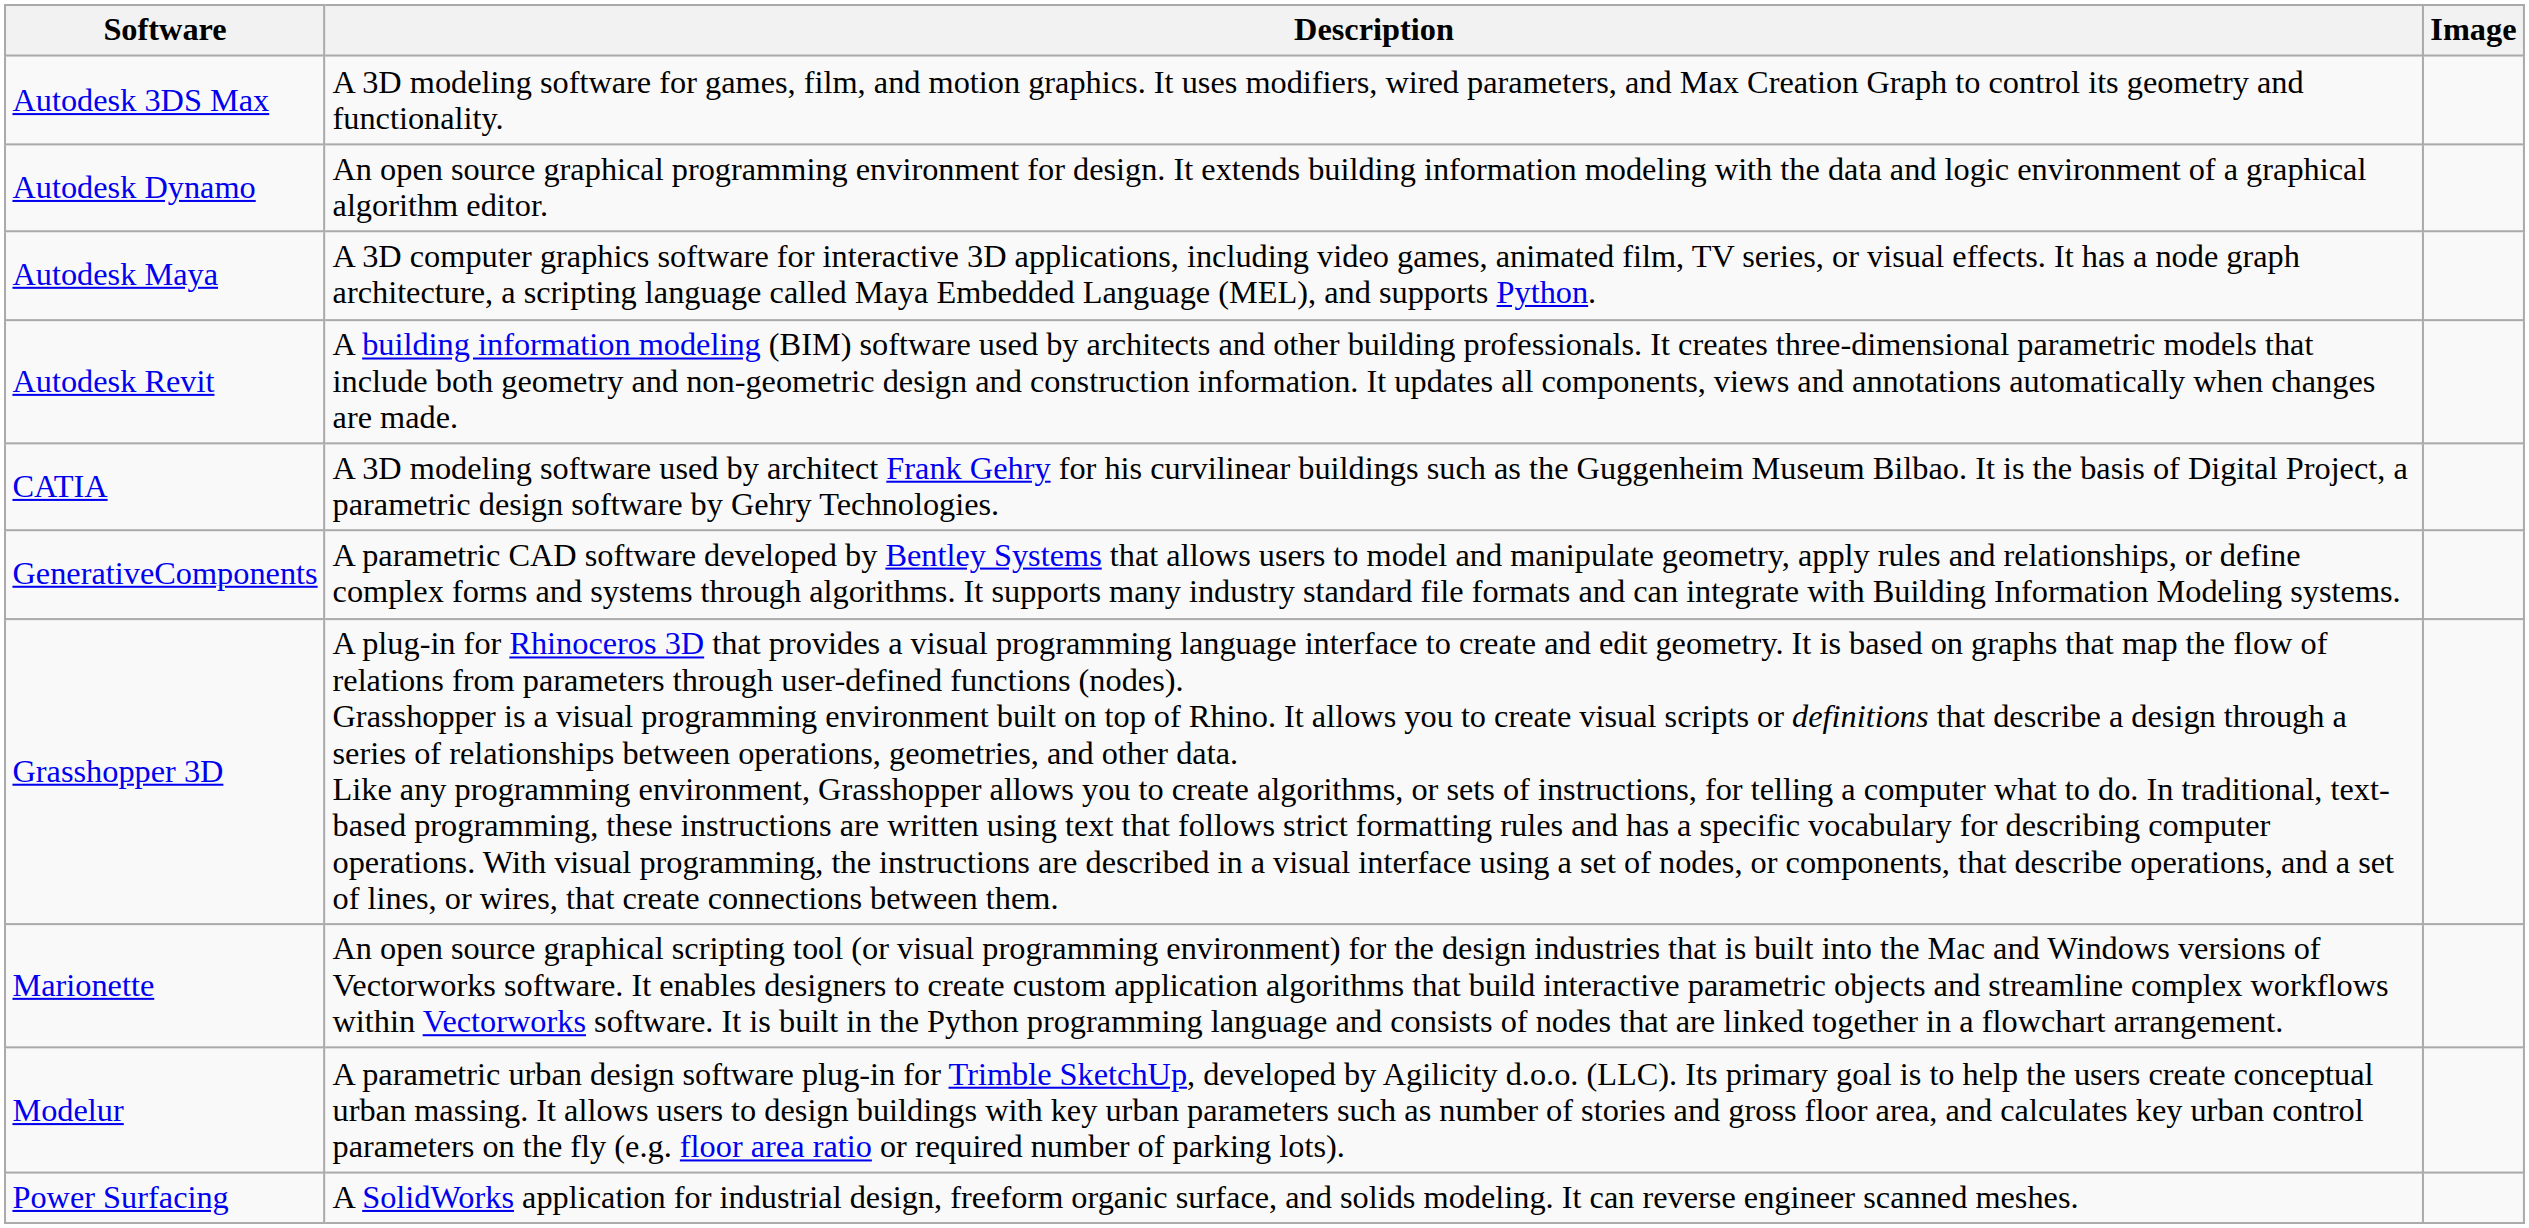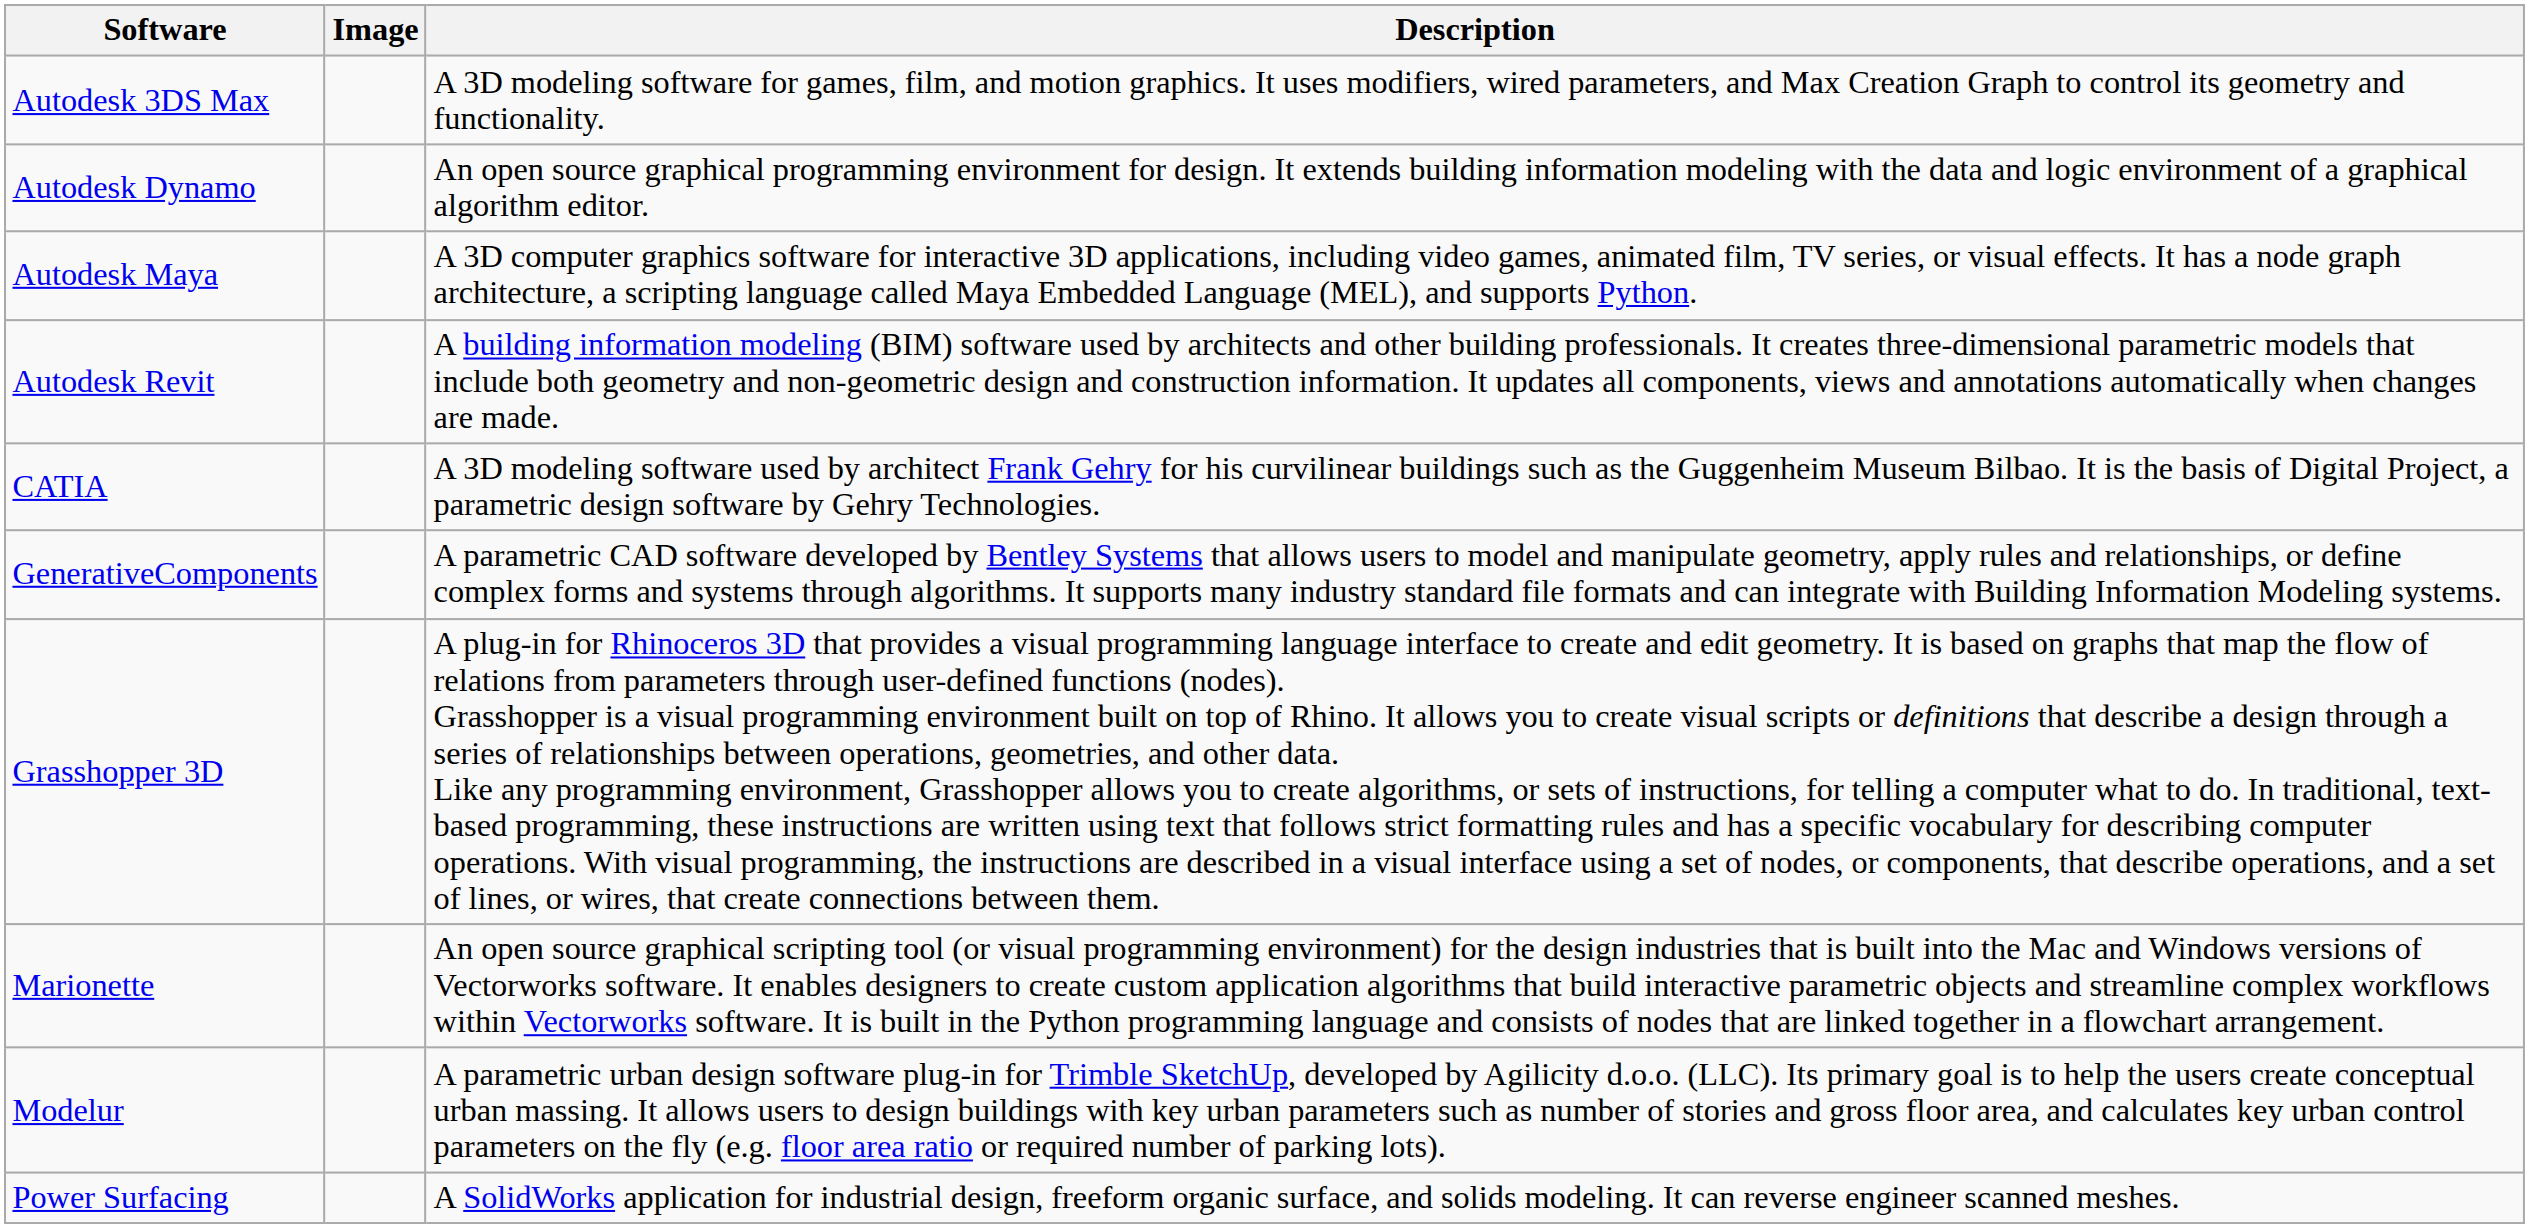columns swapped: (1374, 30) <-> (2473, 30)
